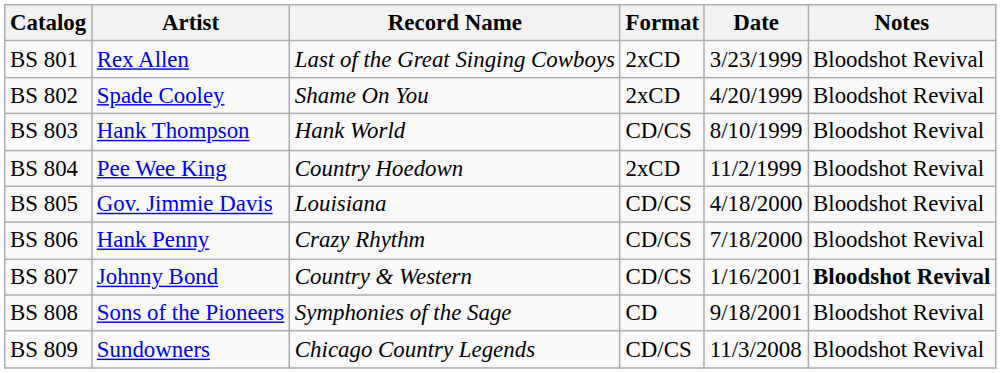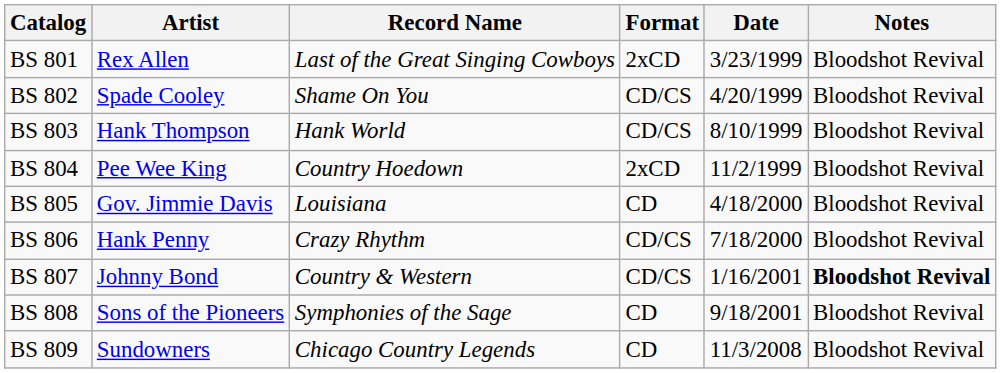(653, 95) 2xCD -> (659, 95) CD/CS
(659, 204) CD/CS -> (641, 204) CD
(659, 349) CD/CS -> (641, 349) CD
